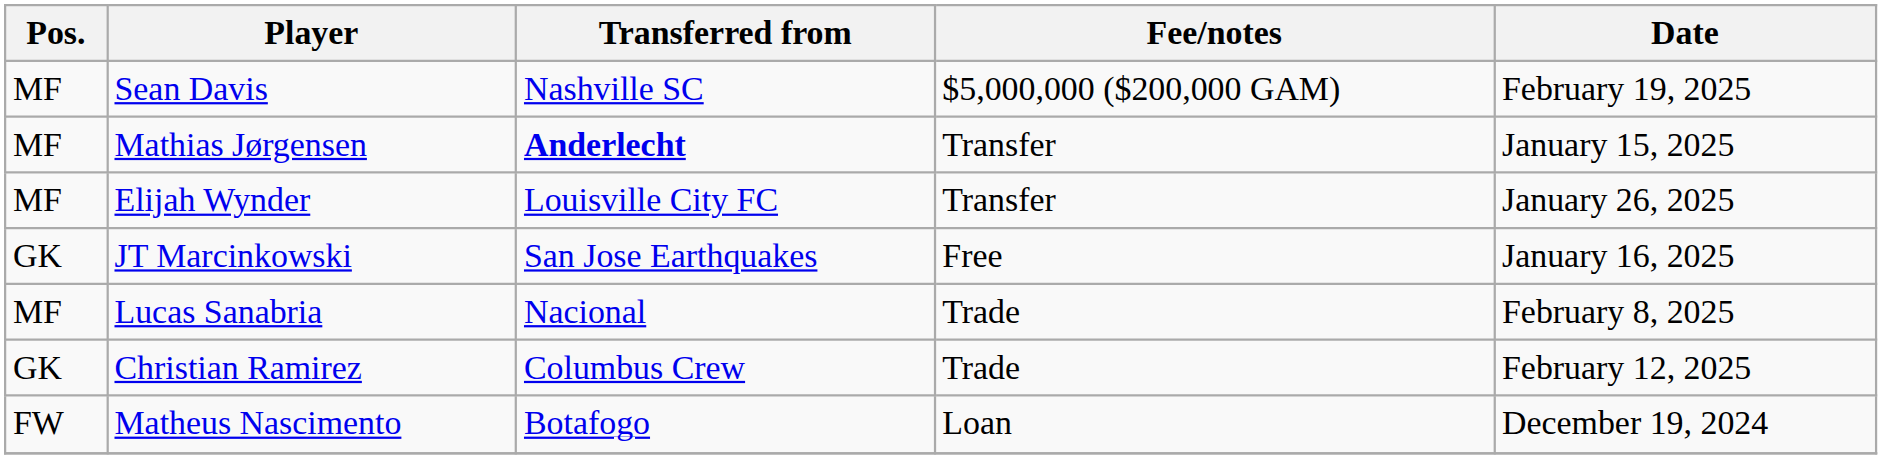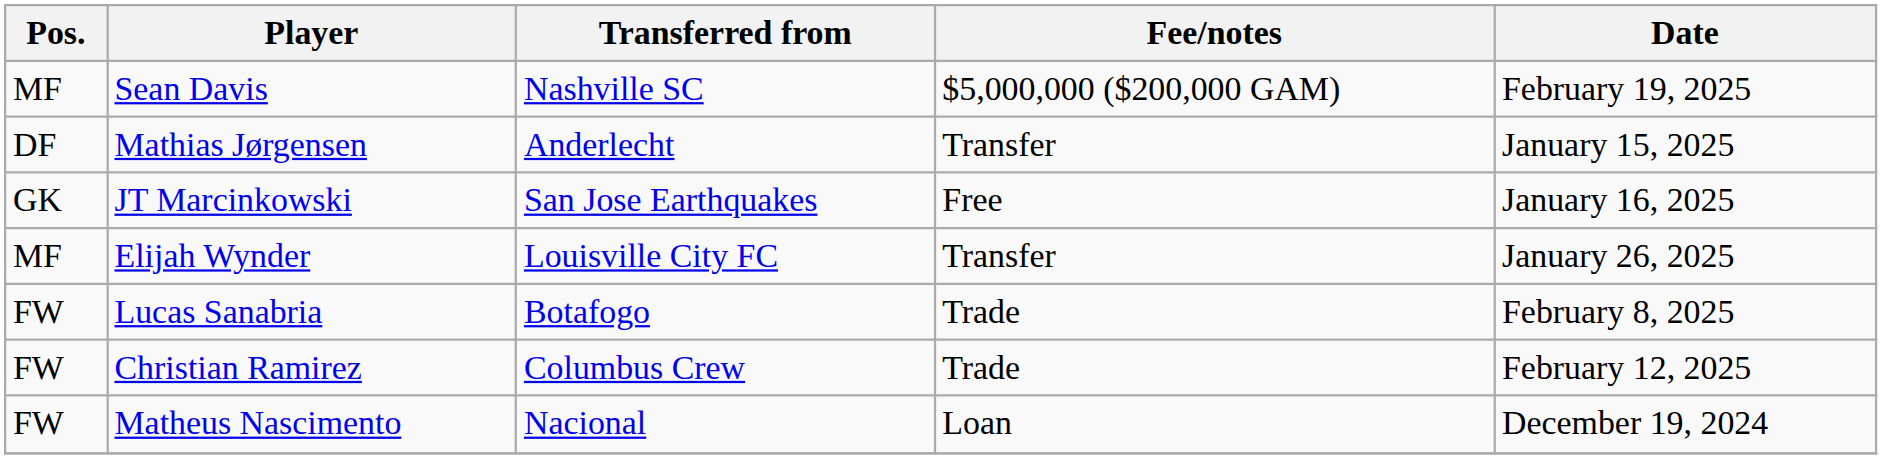(37, 144) MF -> (35, 144) DF
(605, 144) bold -> (599, 144) normal
rows swapped: (233, 256) <-> (212, 200)
(37, 312) MF -> (38, 312) FW
(585, 312) Nacional -> (587, 312) Botafogo
(37, 367) GK -> (38, 367) FW
(587, 423) Botafogo -> (585, 423) Nacional
